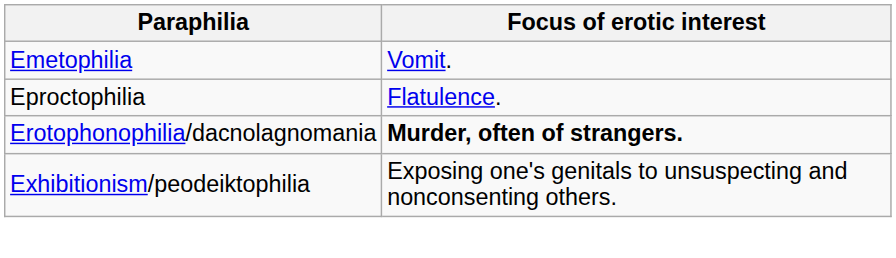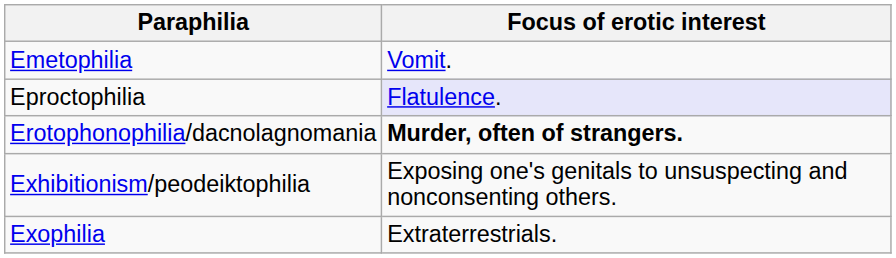(444, 97) no background -> (444, 97) lavender background
+ row: (58, 234)
